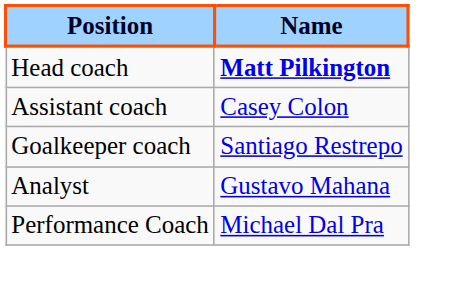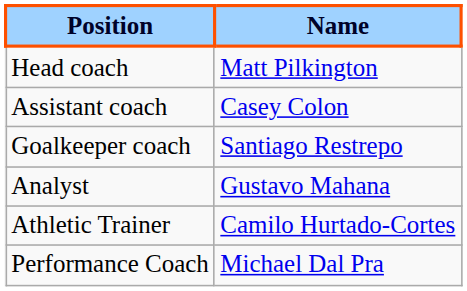(305, 66) bold -> (299, 66) normal
+ row: (91, 225)
